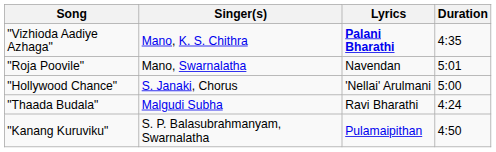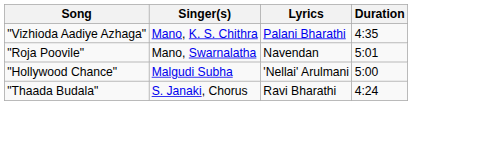(370, 40) bold -> (305, 33) normal
(190, 86) S. Janaki, Chorus -> (192, 72) Malgudi Subha
(182, 105) Malgudi Subha -> (200, 91) S. Janaki, Chorus
- row: (58, 131)
